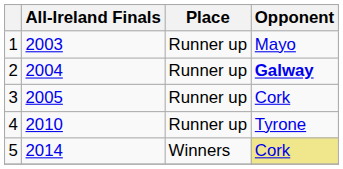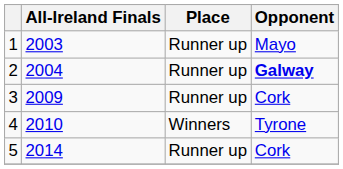(44, 97) 2005 -> (44, 97) 2009
(208, 124) Runner up -> (199, 124) Winners
(199, 151) Winners -> (208, 151) Runner up
(273, 151) khaki background -> (273, 151) no background
